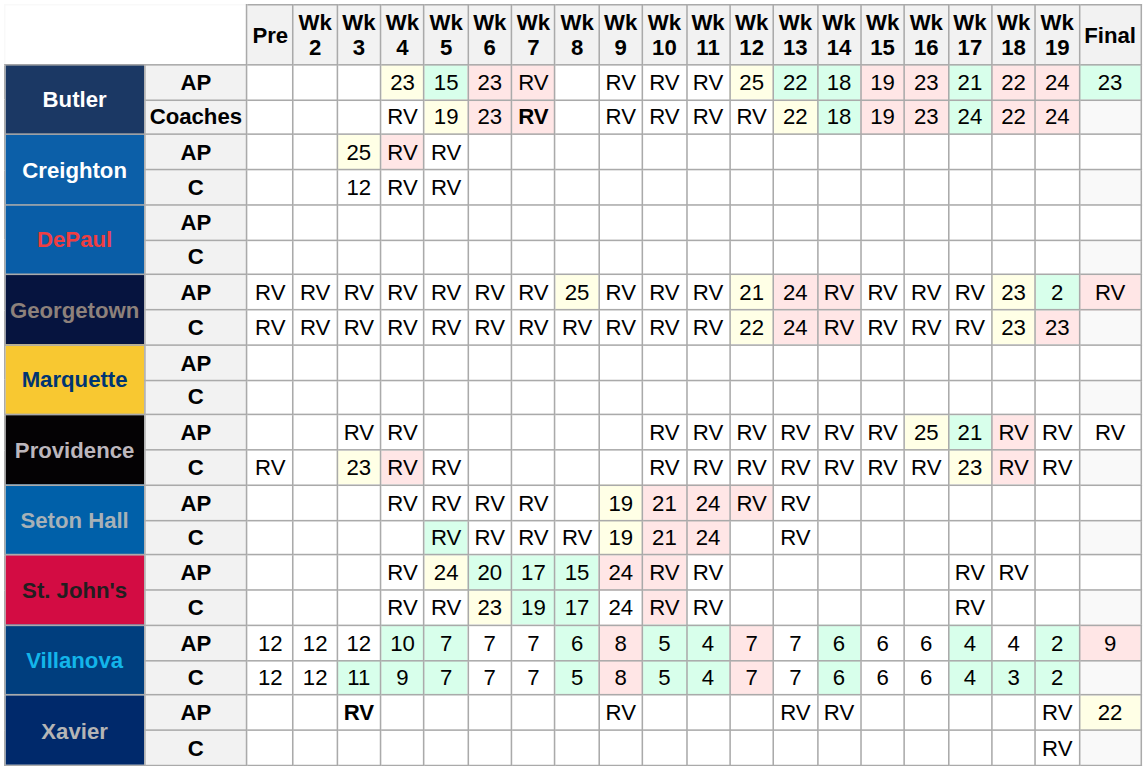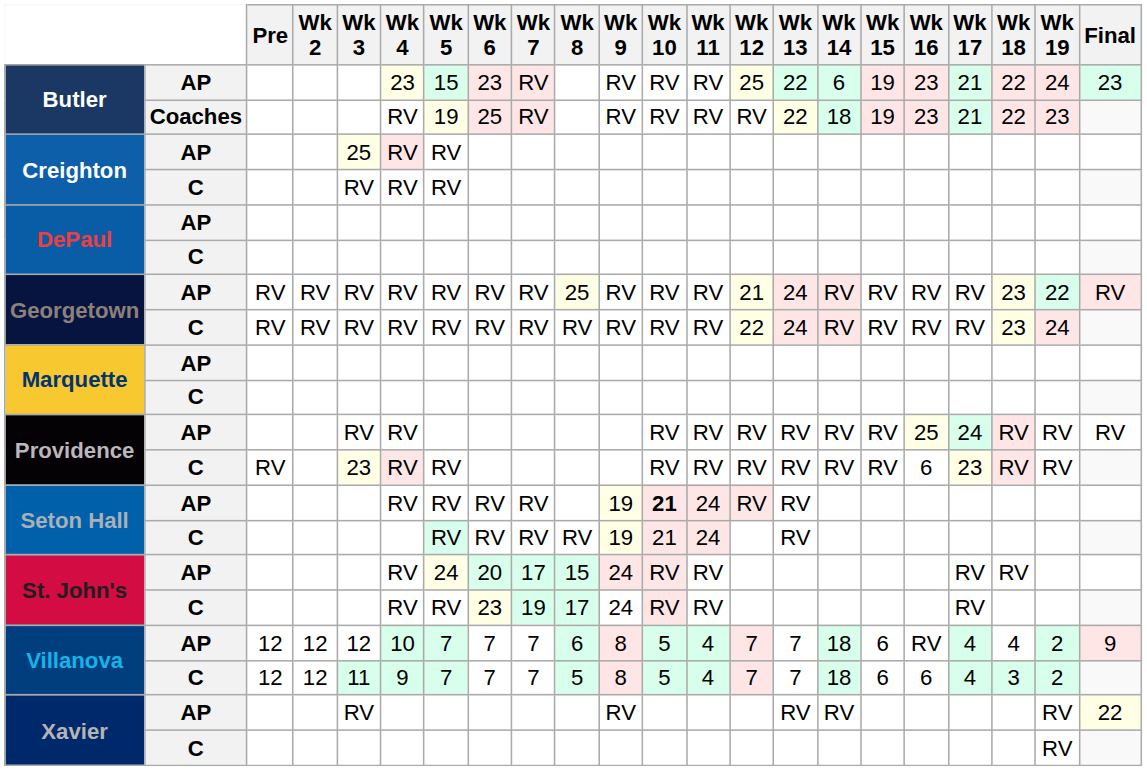(839, 82) 18 -> (839, 82) 6
(490, 117) 23 -> (490, 117) 25
(533, 117) bold -> (533, 117) normal
(970, 117) 24 -> (970, 117) 21
(1057, 117) 24 -> (1057, 117) 23
(359, 187) 12 -> (359, 187) RV
(1057, 293) 2 -> (1057, 293) 22
(1057, 328) 23 -> (1057, 328) 24
(970, 433) 21 -> (970, 433) 24
(926, 468) RV -> (926, 468) 6
(664, 503) normal -> (664, 503) bold
(839, 643) 6 -> (839, 643) 18
(926, 643) 6 -> (926, 643) RV
(839, 678) 6 -> (839, 678) 18
(359, 713) bold -> (359, 713) normal
